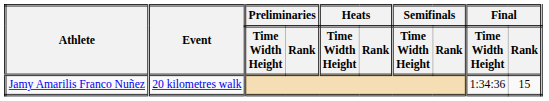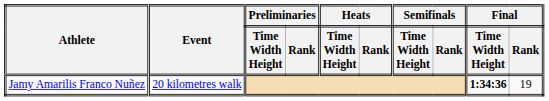(488, 85) normal -> (488, 85) bold
(524, 85) 15 -> (526, 85) 19
